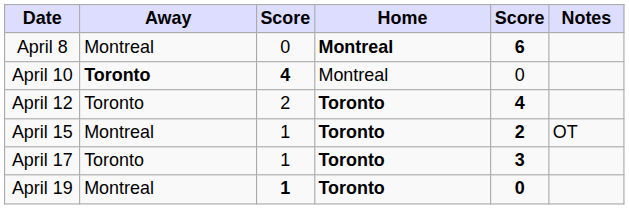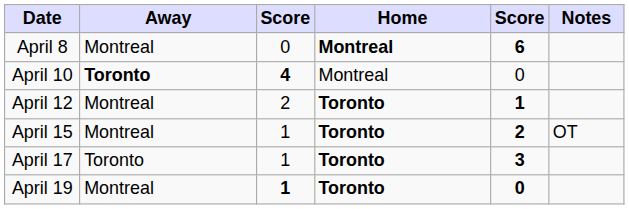(114, 103) Toronto -> (119, 103) Montreal
(520, 103) 4 -> (520, 103) 1
